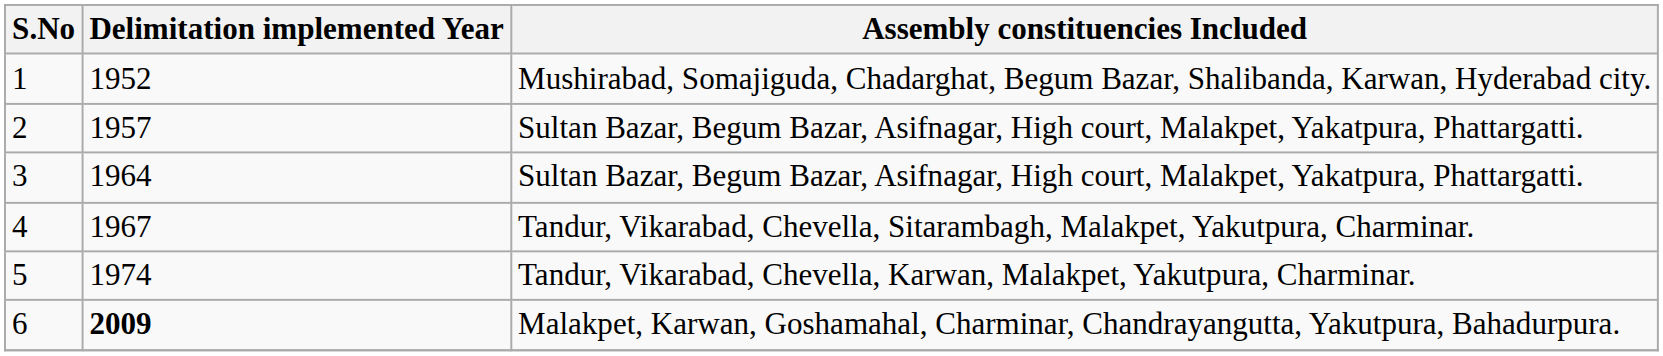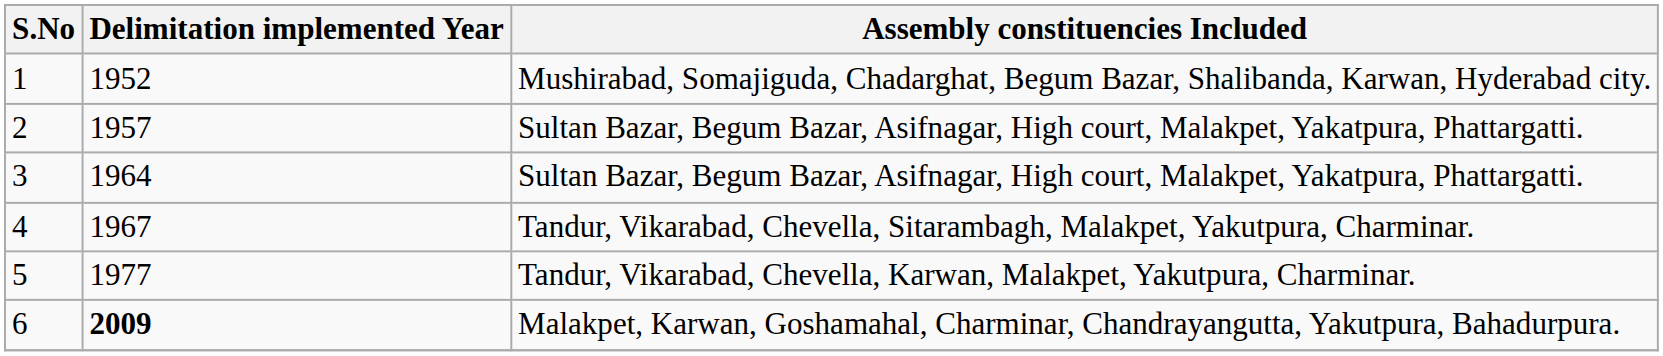(120, 275) 1974 -> (120, 275) 1977
